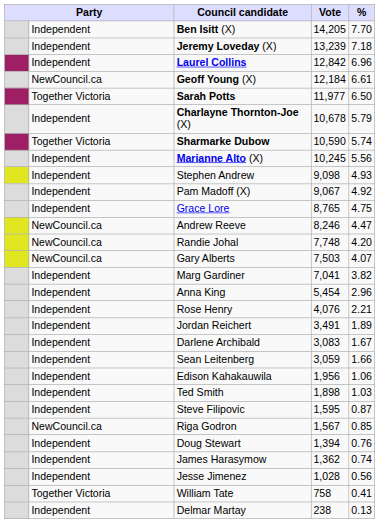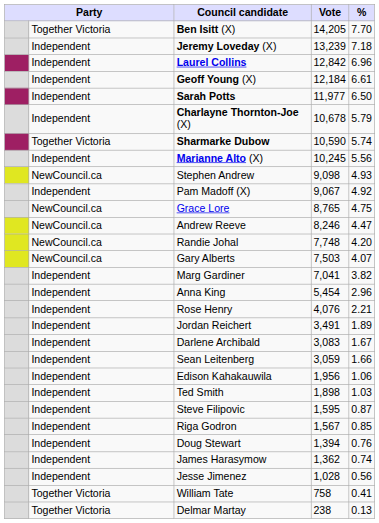(61, 29) Independent -> (71, 29) Together Victoria
(67, 79) NewCouncil.ca -> (61, 79) Independent
(71, 96) Together Victoria -> (61, 96) Independent
(61, 175) Independent -> (67, 175) NewCouncil.ca
(61, 208) Independent -> (67, 208) NewCouncil.ca
(67, 426) NewCouncil.ca -> (61, 426) Independent
(61, 510) Independent -> (71, 510) Together Victoria
